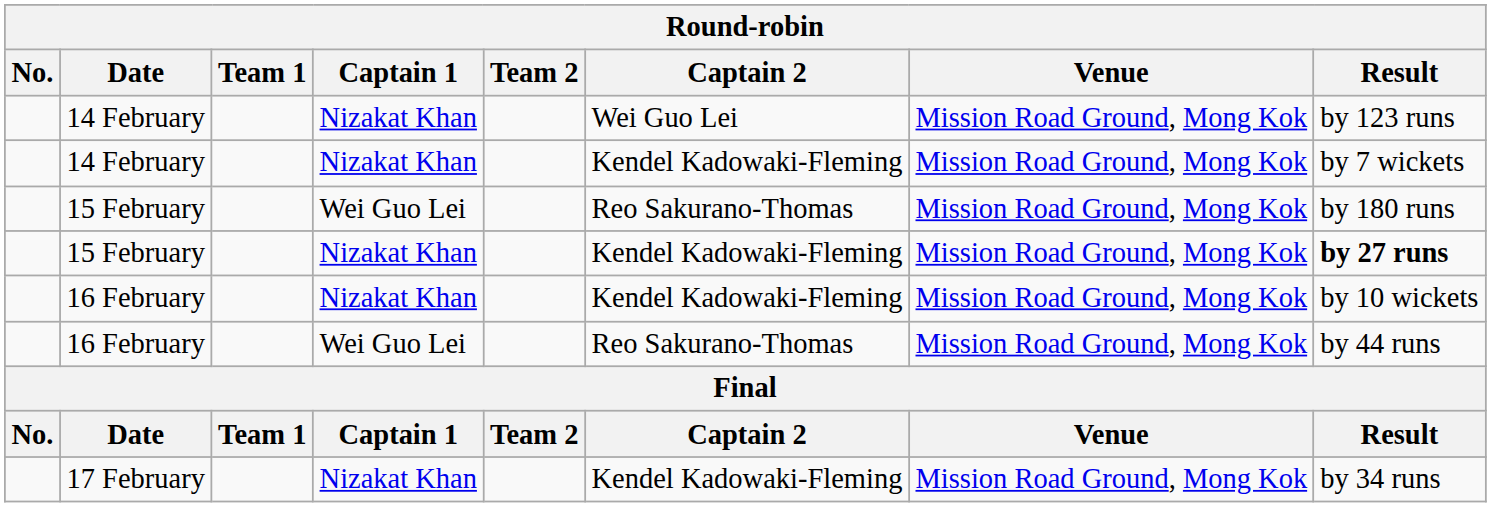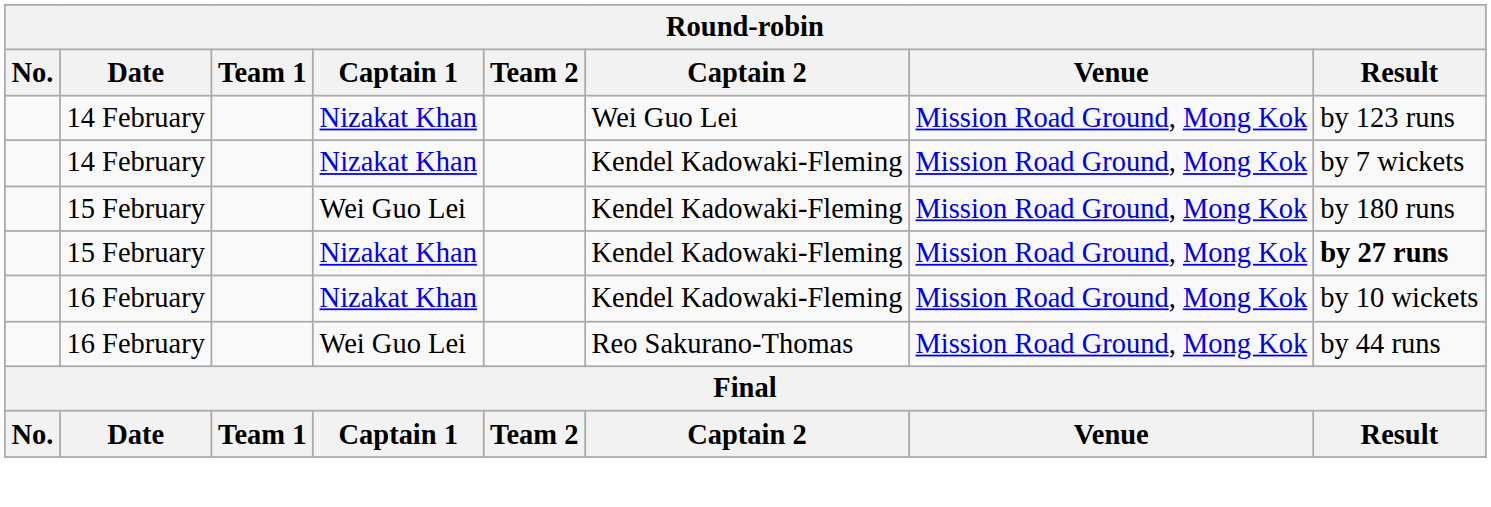(722, 207) Reo Sakurano-Thomas -> (747, 207) Kendel Kadowaki-Fleming
- row: (136, 478)
